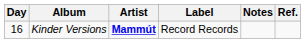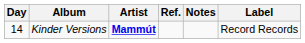columns swapped: (199, 13) <-> (288, 13)
(17, 30) 16 -> (17, 30) 14
